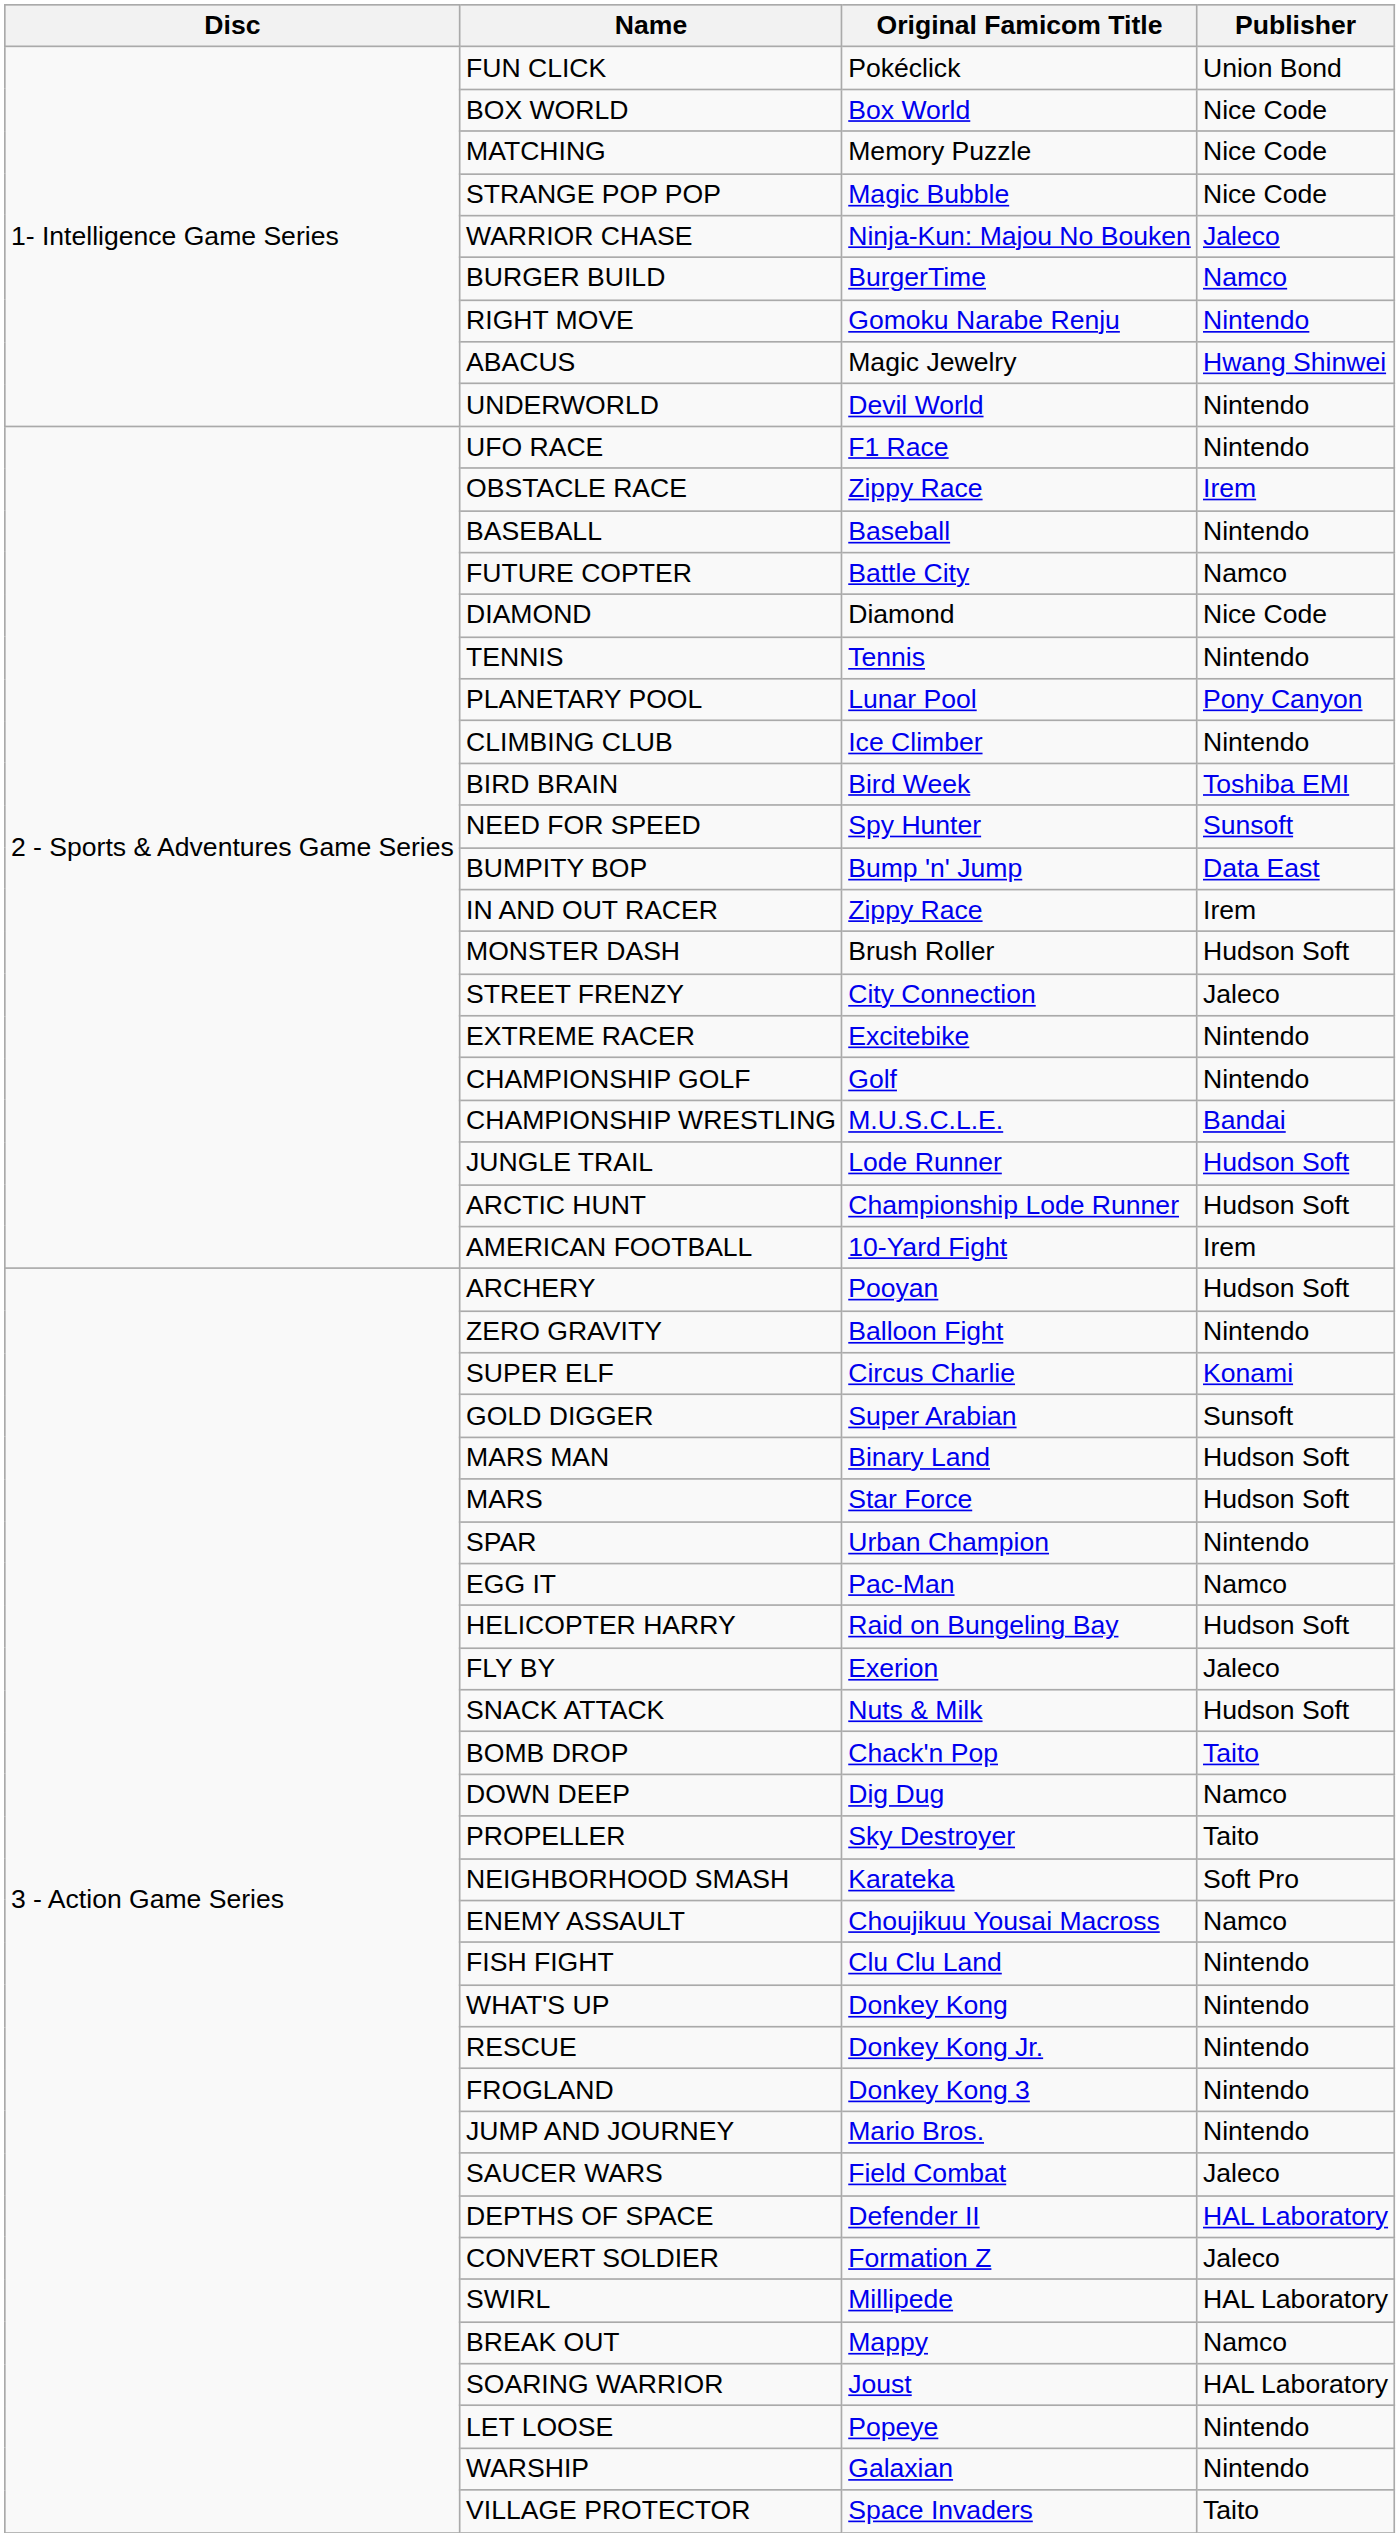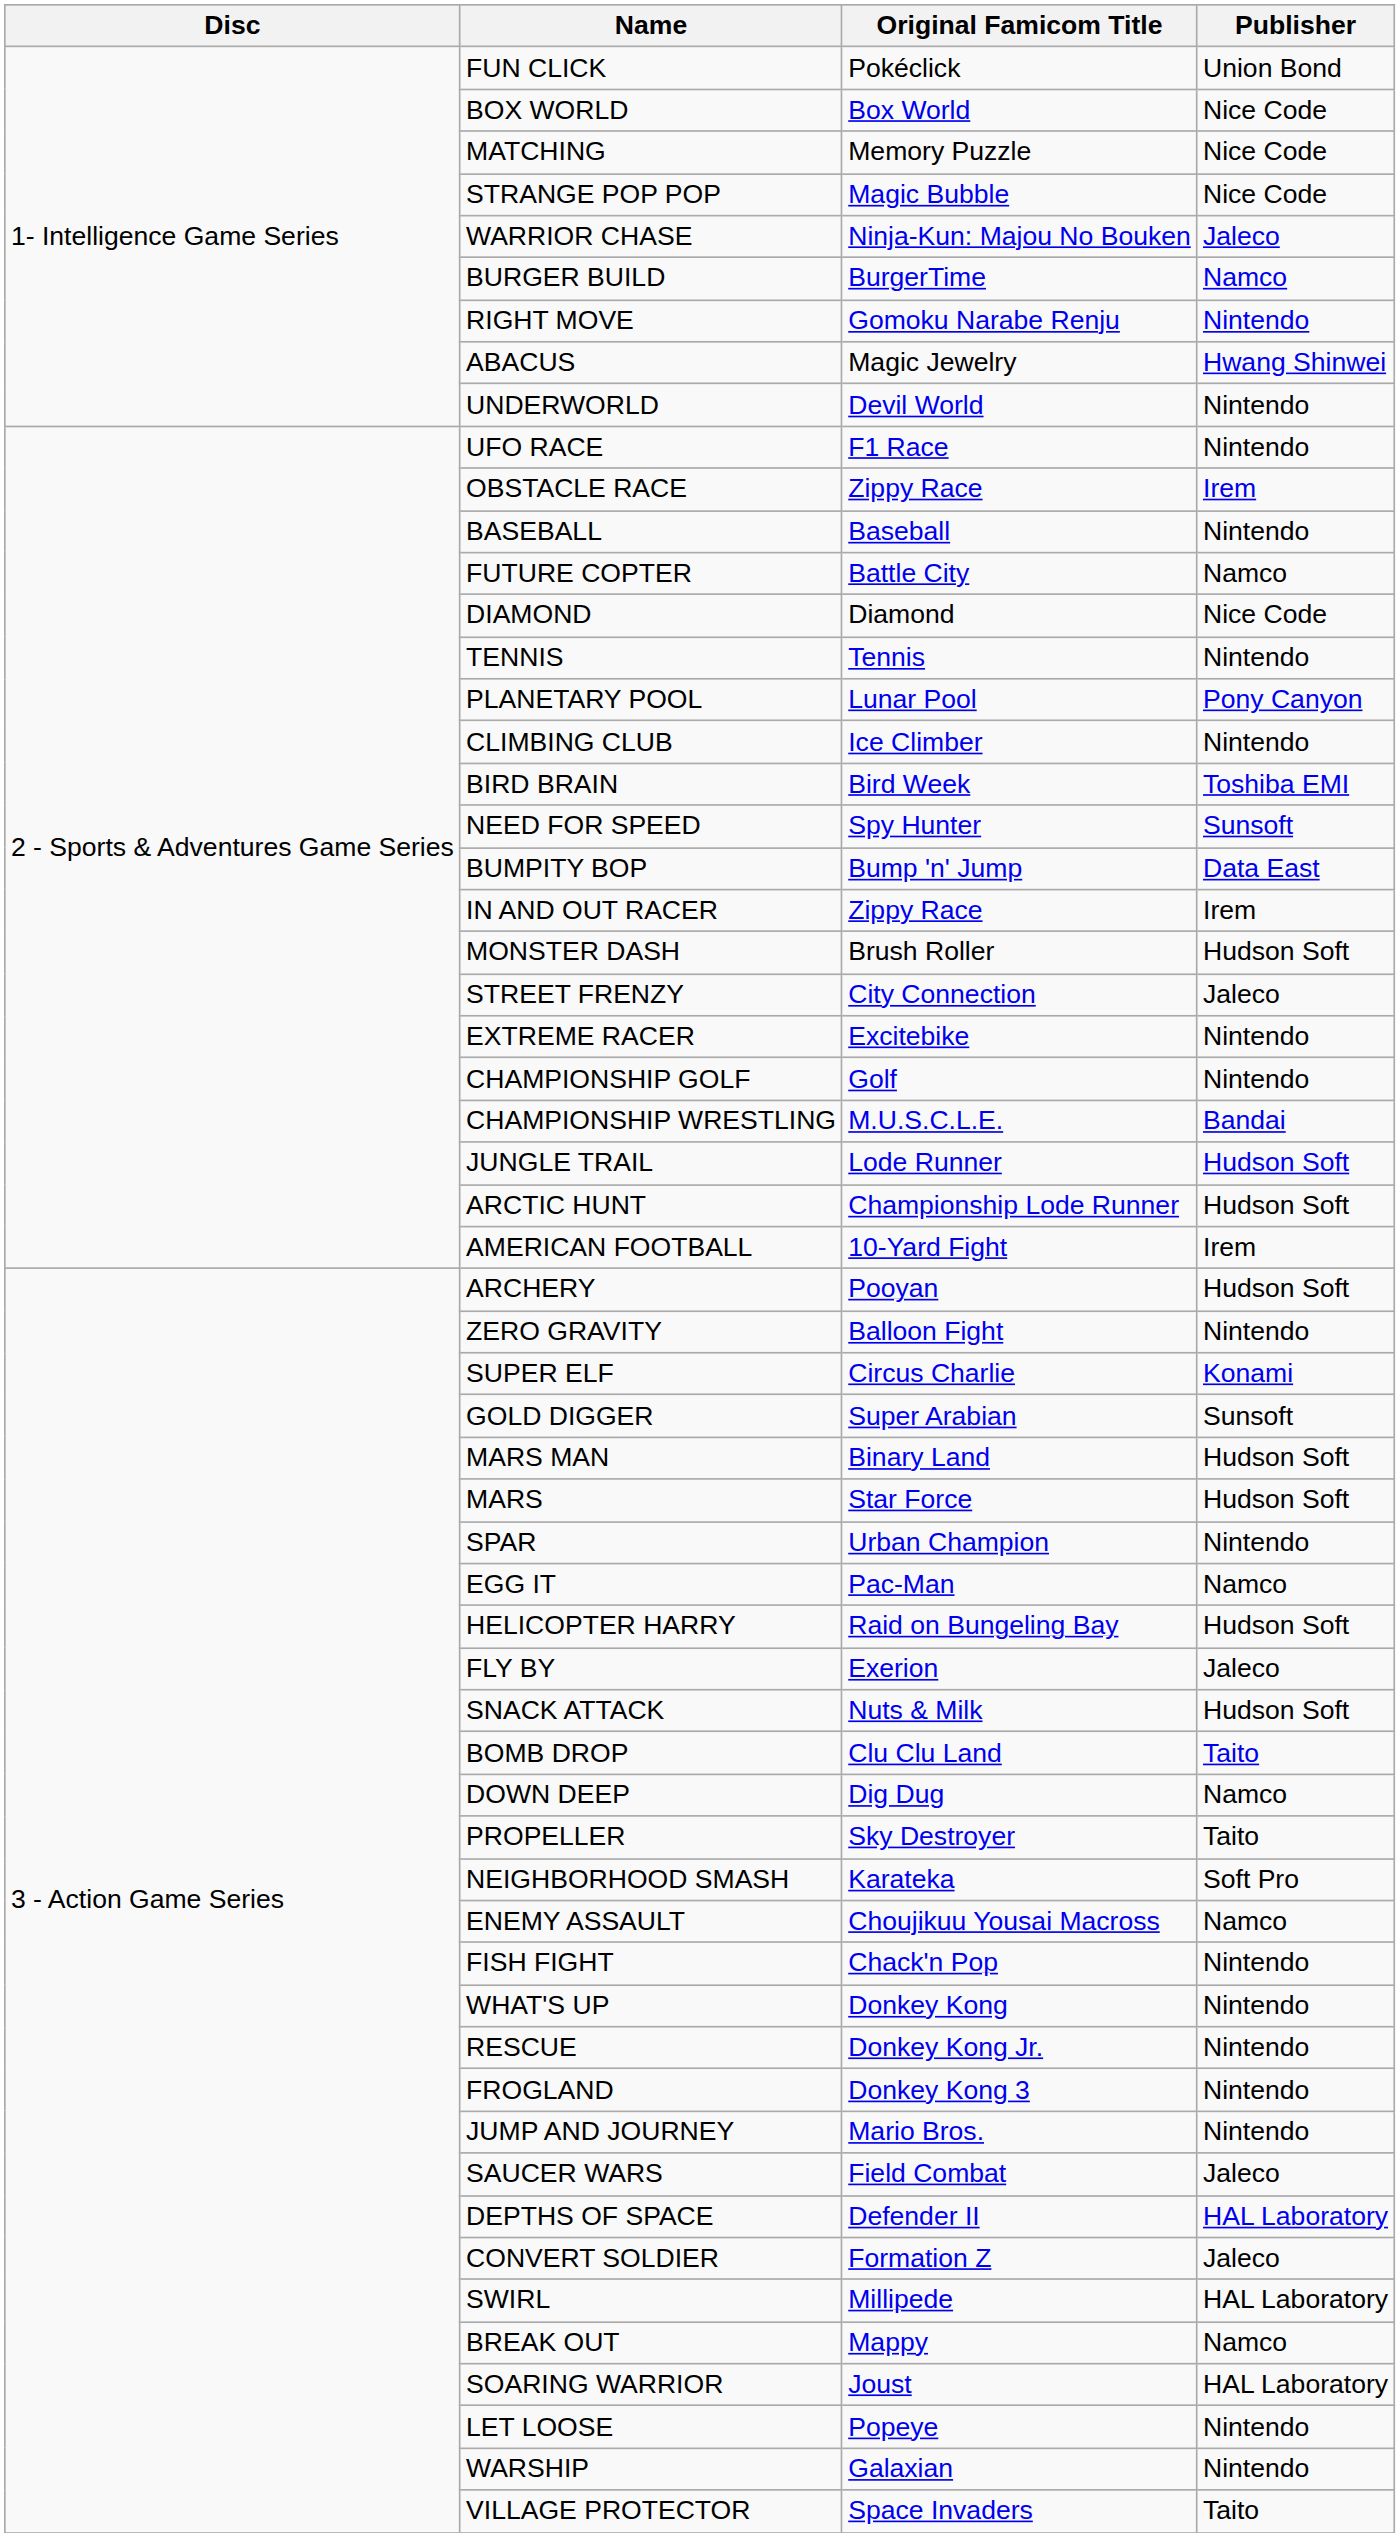(923, 1752) Chack'n Pop -> (925, 1752) Clu Clu Land
(925, 1963) Clu Clu Land -> (923, 1963) Chack'n Pop
